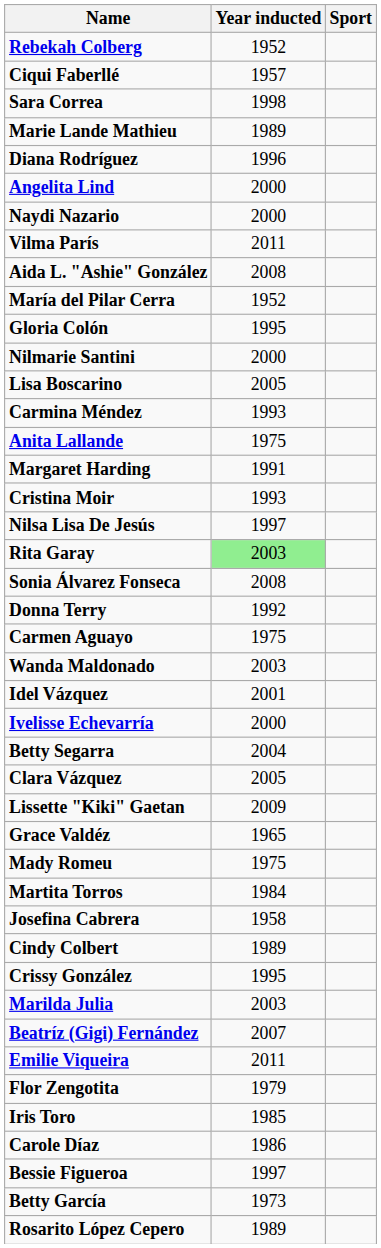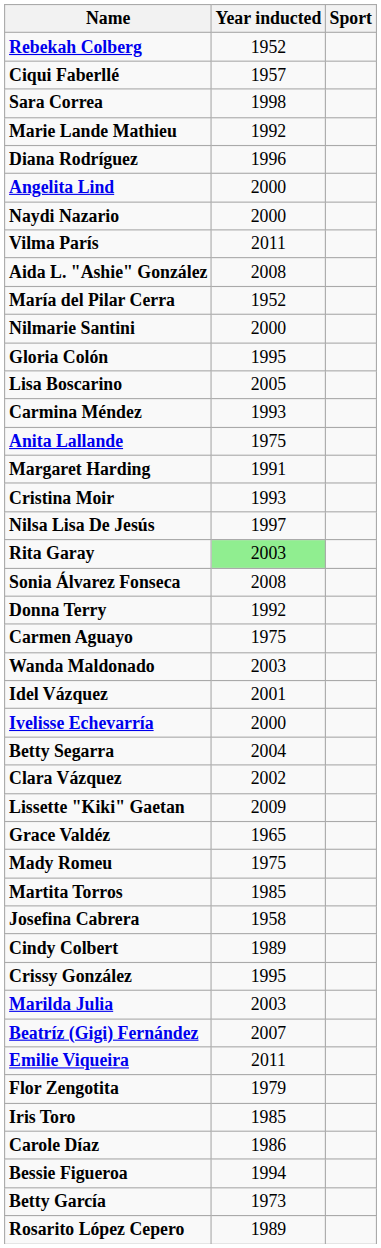(268, 131) 1989 -> (268, 131) 1992
rows swapped: (59, 328) <-> (72, 356)
(268, 779) 2005 -> (268, 779) 2002
(268, 891) 1984 -> (268, 891) 1985
(268, 1173) 1997 -> (268, 1173) 1994
